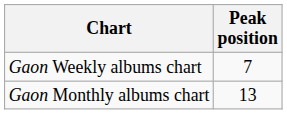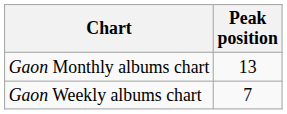rows swapped: (105, 66) <-> (109, 94)
